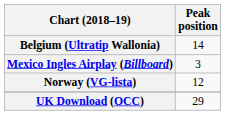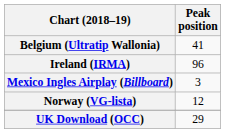(198, 45) 14 -> (198, 45) 41
+ row: (90, 63)
